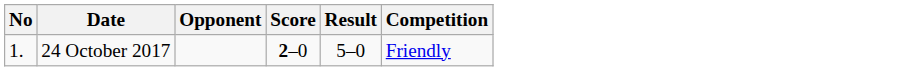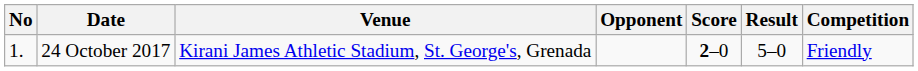+ column: (385, 19)
